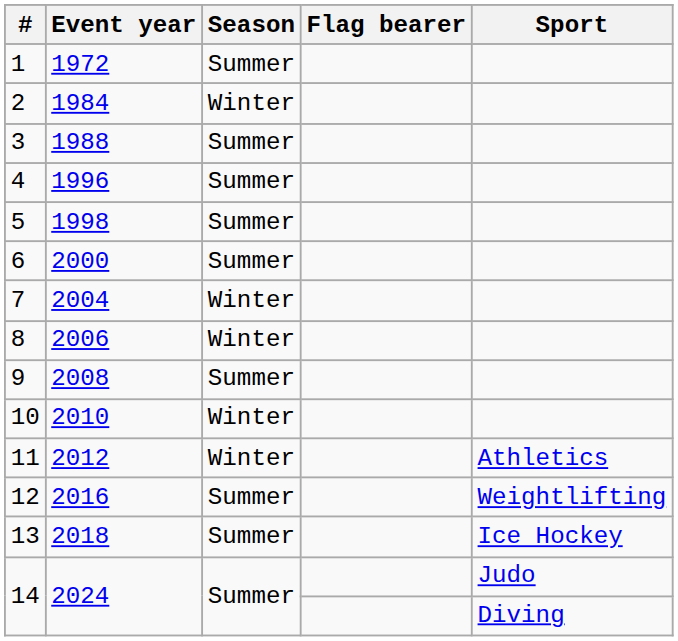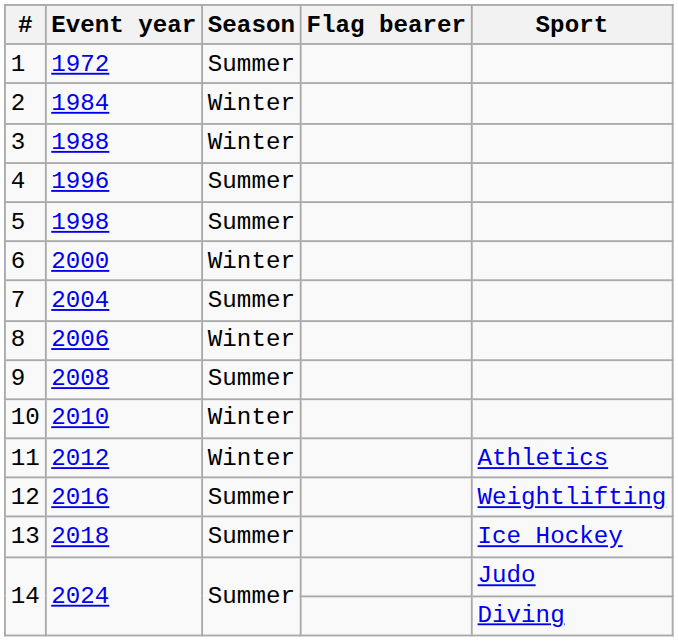(251, 143) Summer -> (251, 143) Winter
(251, 261) Summer -> (251, 261) Winter
(251, 300) Winter -> (251, 300) Summer
